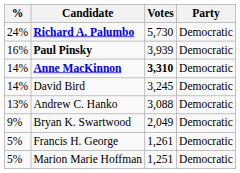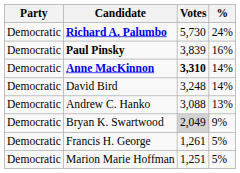columns swapped: (206, 13) <-> (18, 13)
(160, 50) 3,939 -> (193, 50) 3,839
(160, 86) 3,245 -> (193, 86) 3,248
(160, 123) no background -> (193, 123) lightgrey background
